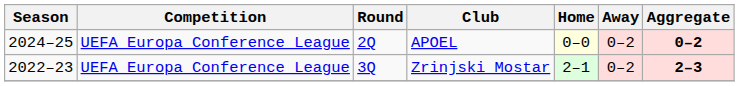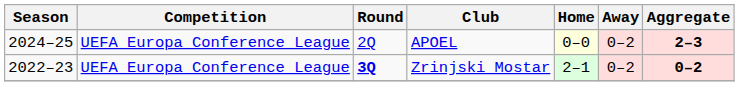(688, 42) 0–2 -> (688, 42) 2–3
(367, 68) normal -> (367, 68) bold
(688, 68) 2–3 -> (688, 68) 0–2
